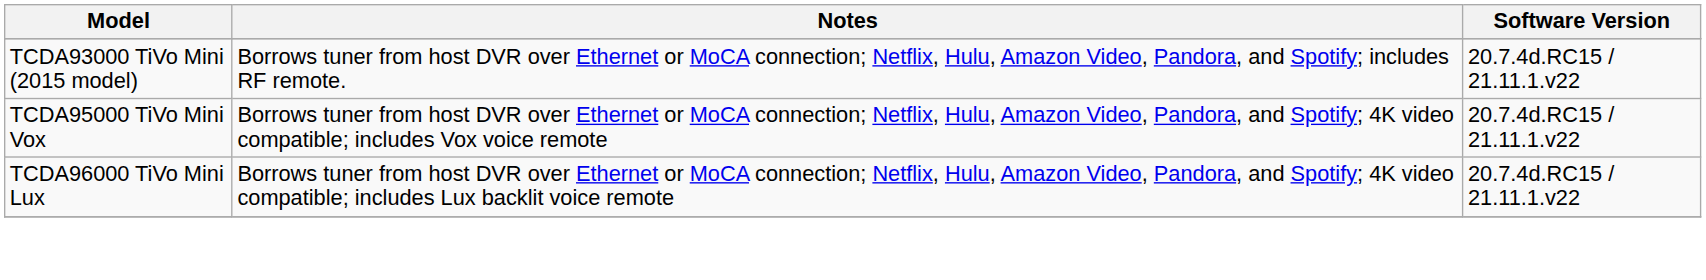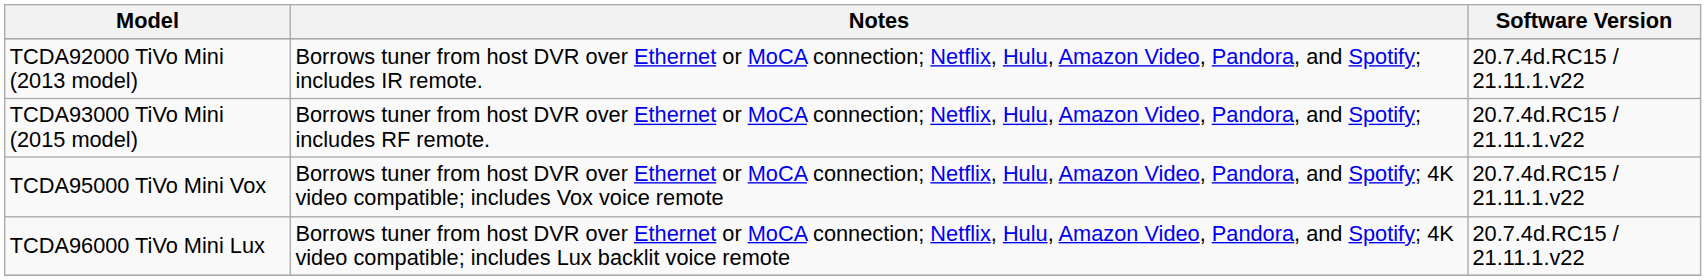+ row: (117, 68)
